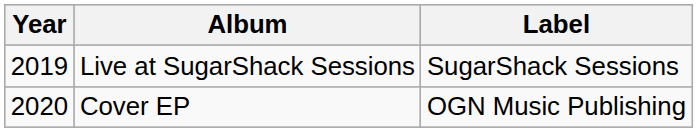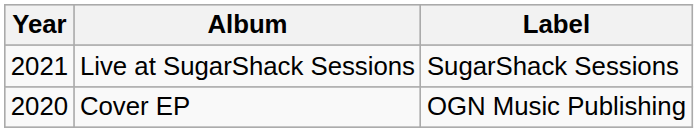(39, 65) 2019 -> (39, 65) 2021
